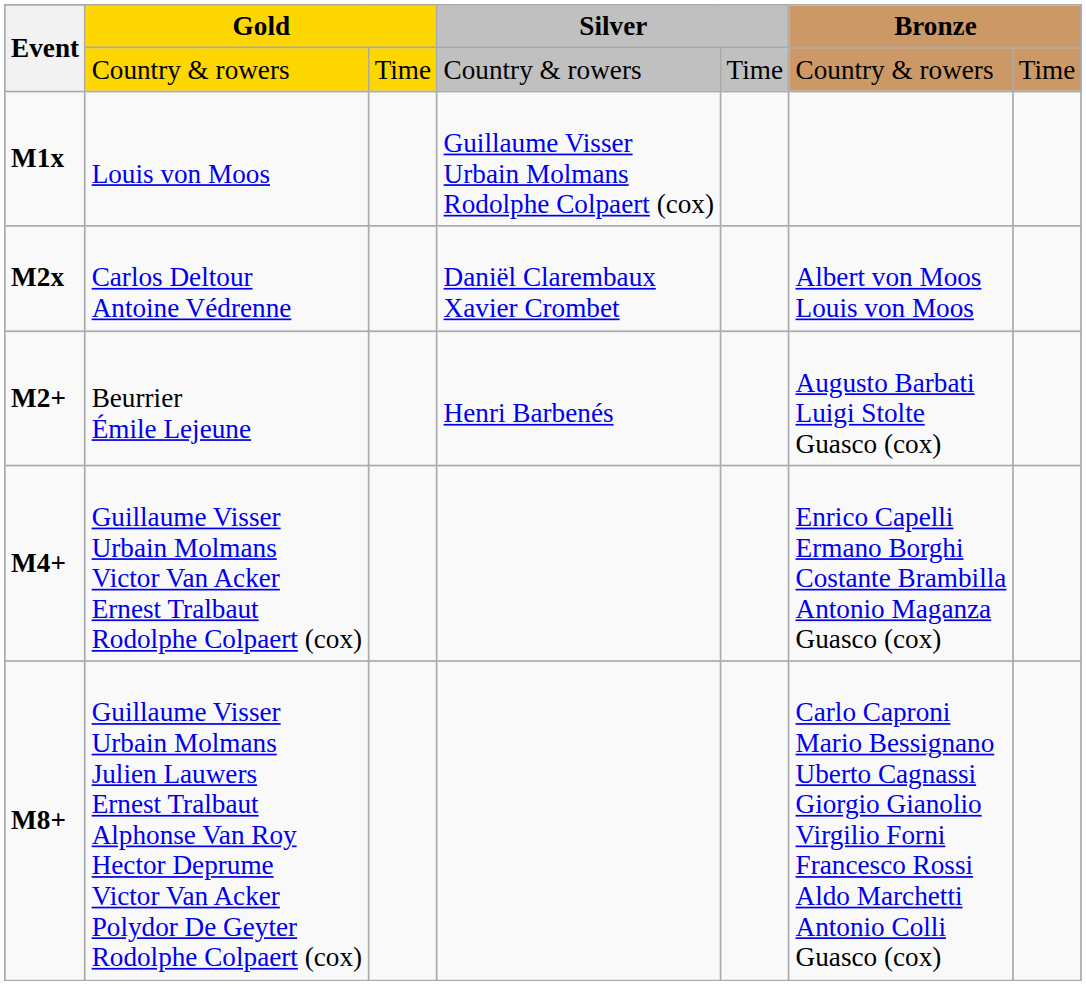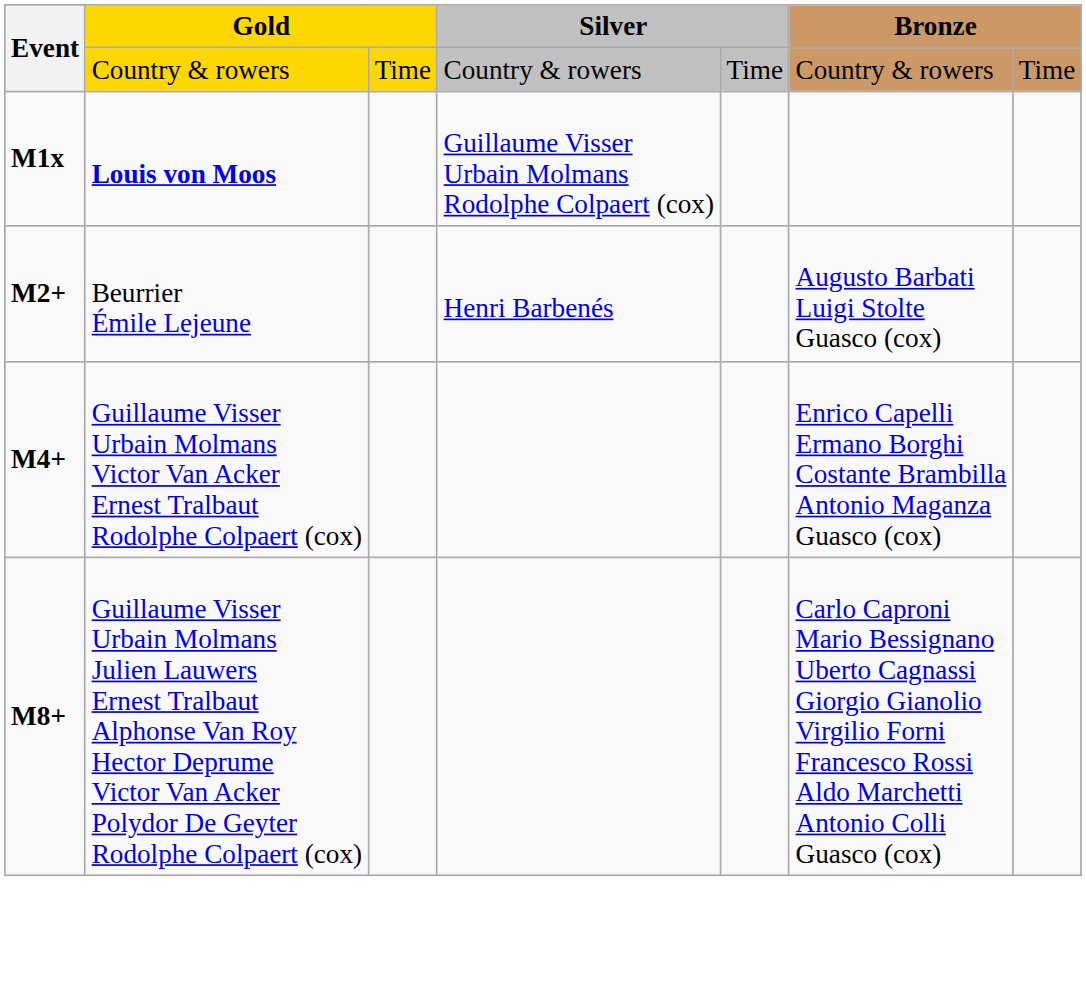(181, 173) normal -> (184, 173) bold
- row: (38, 277)
